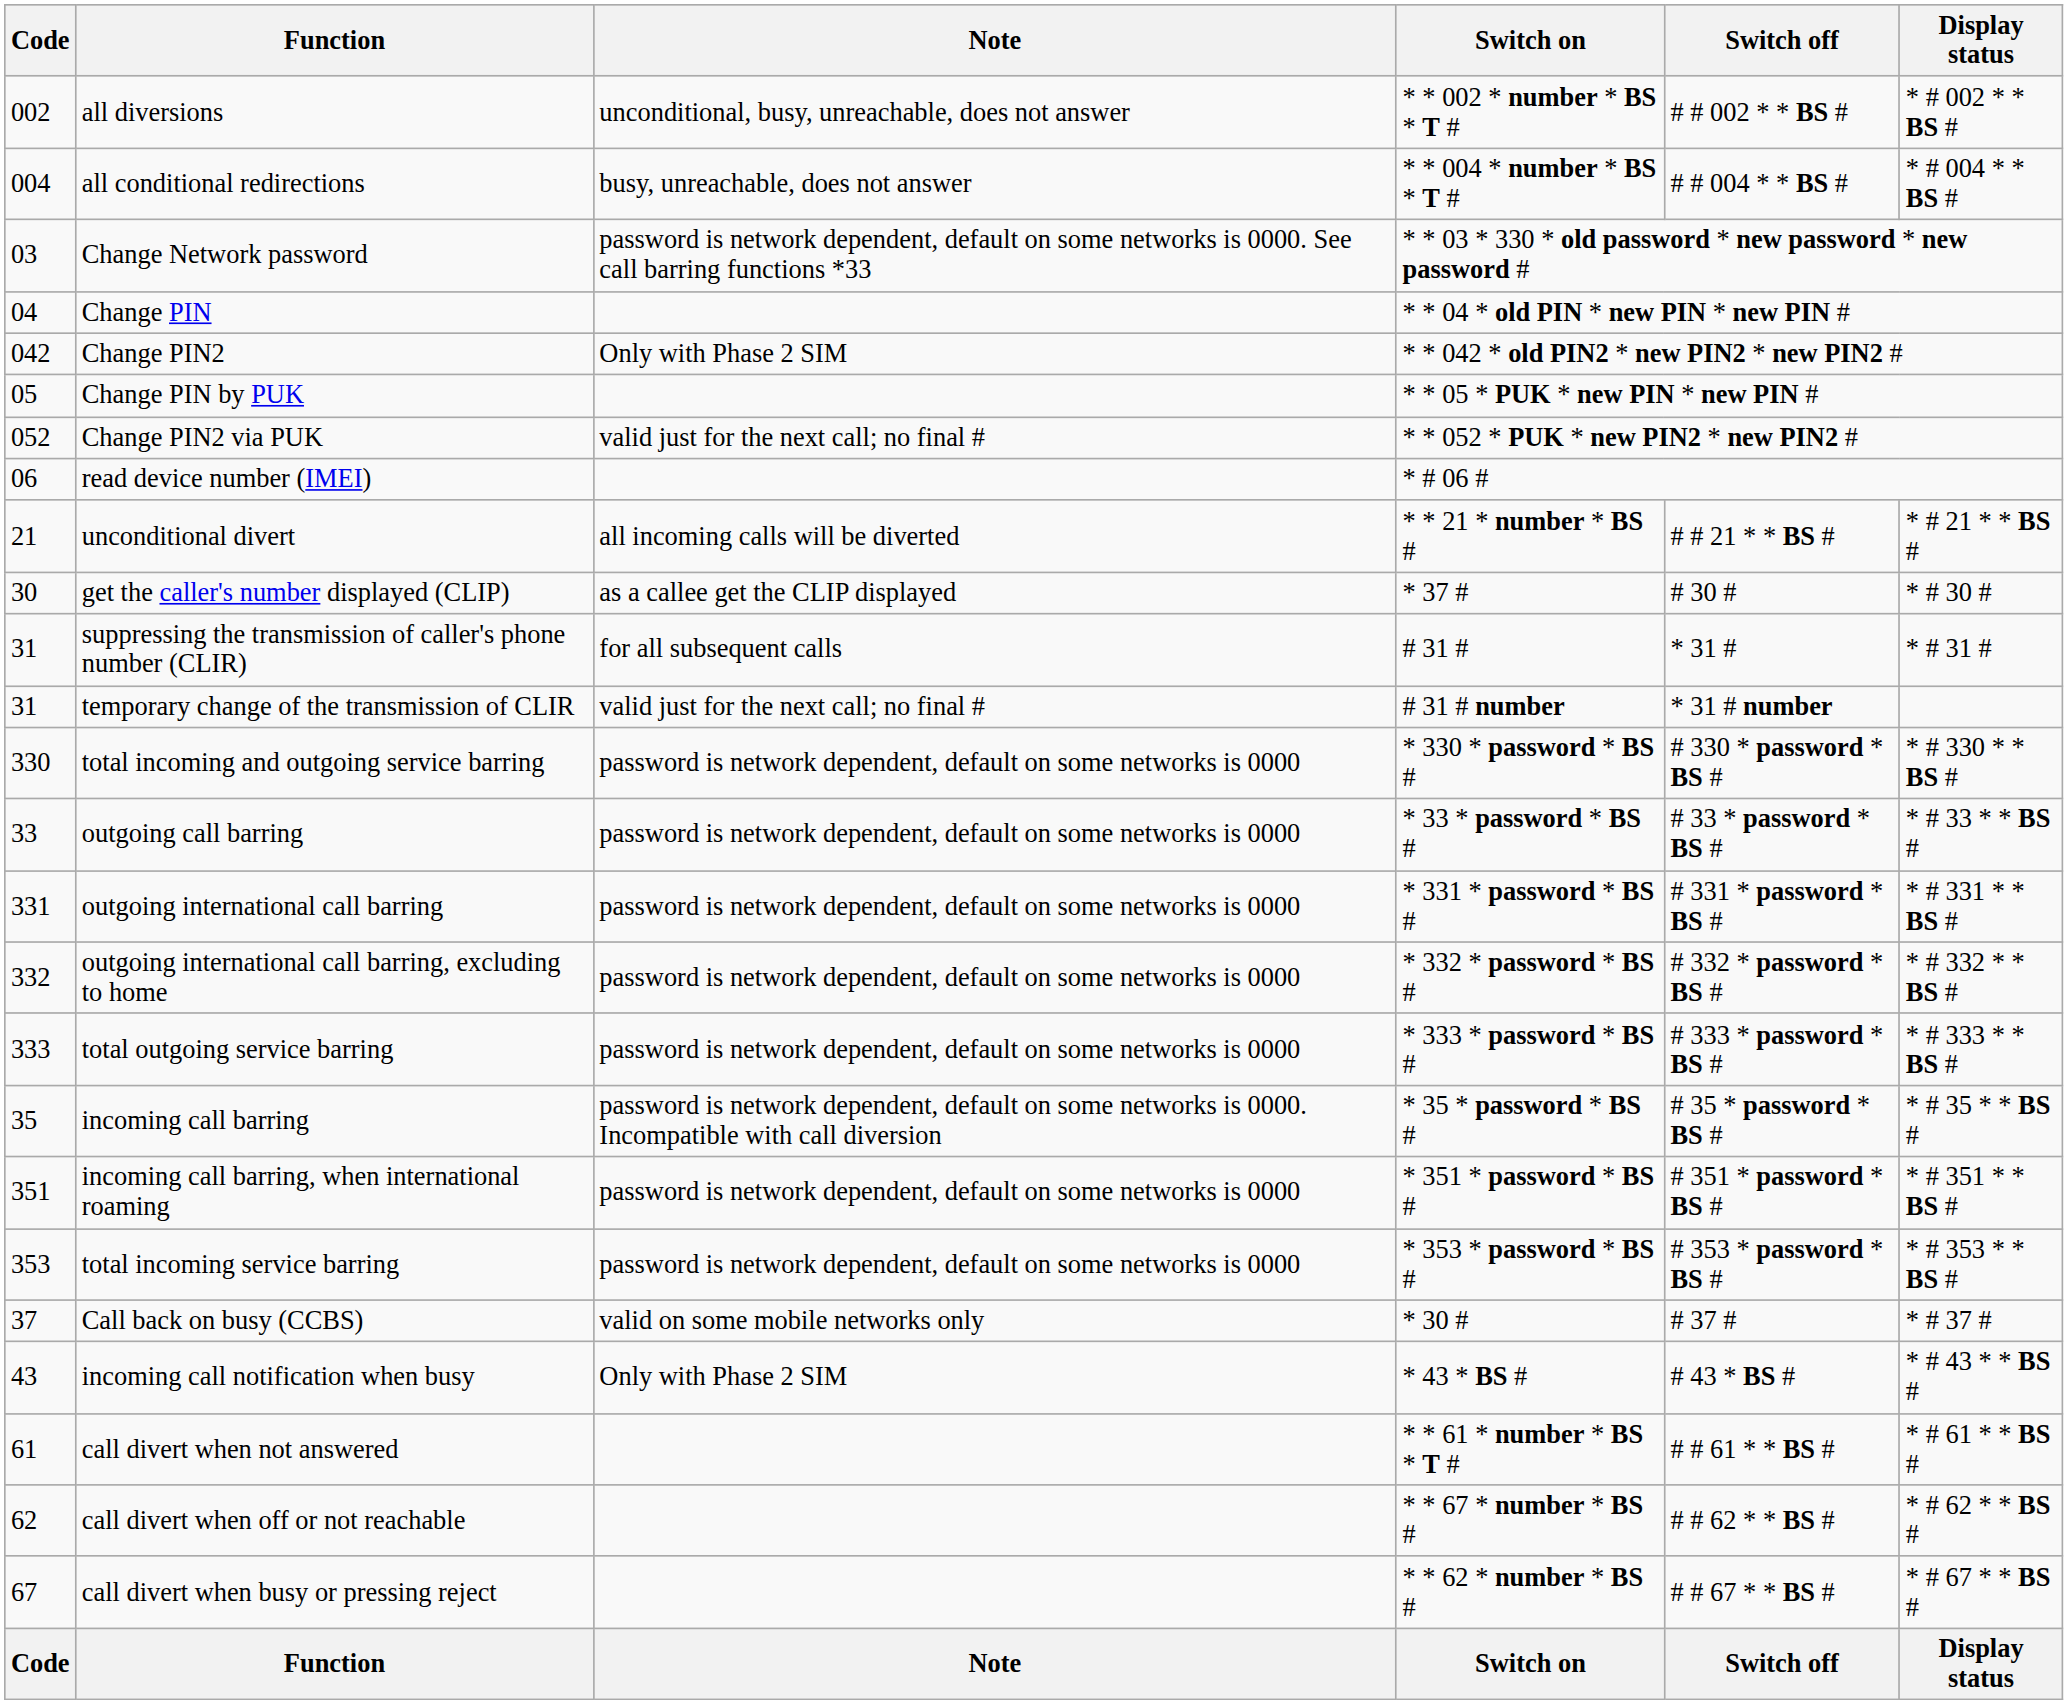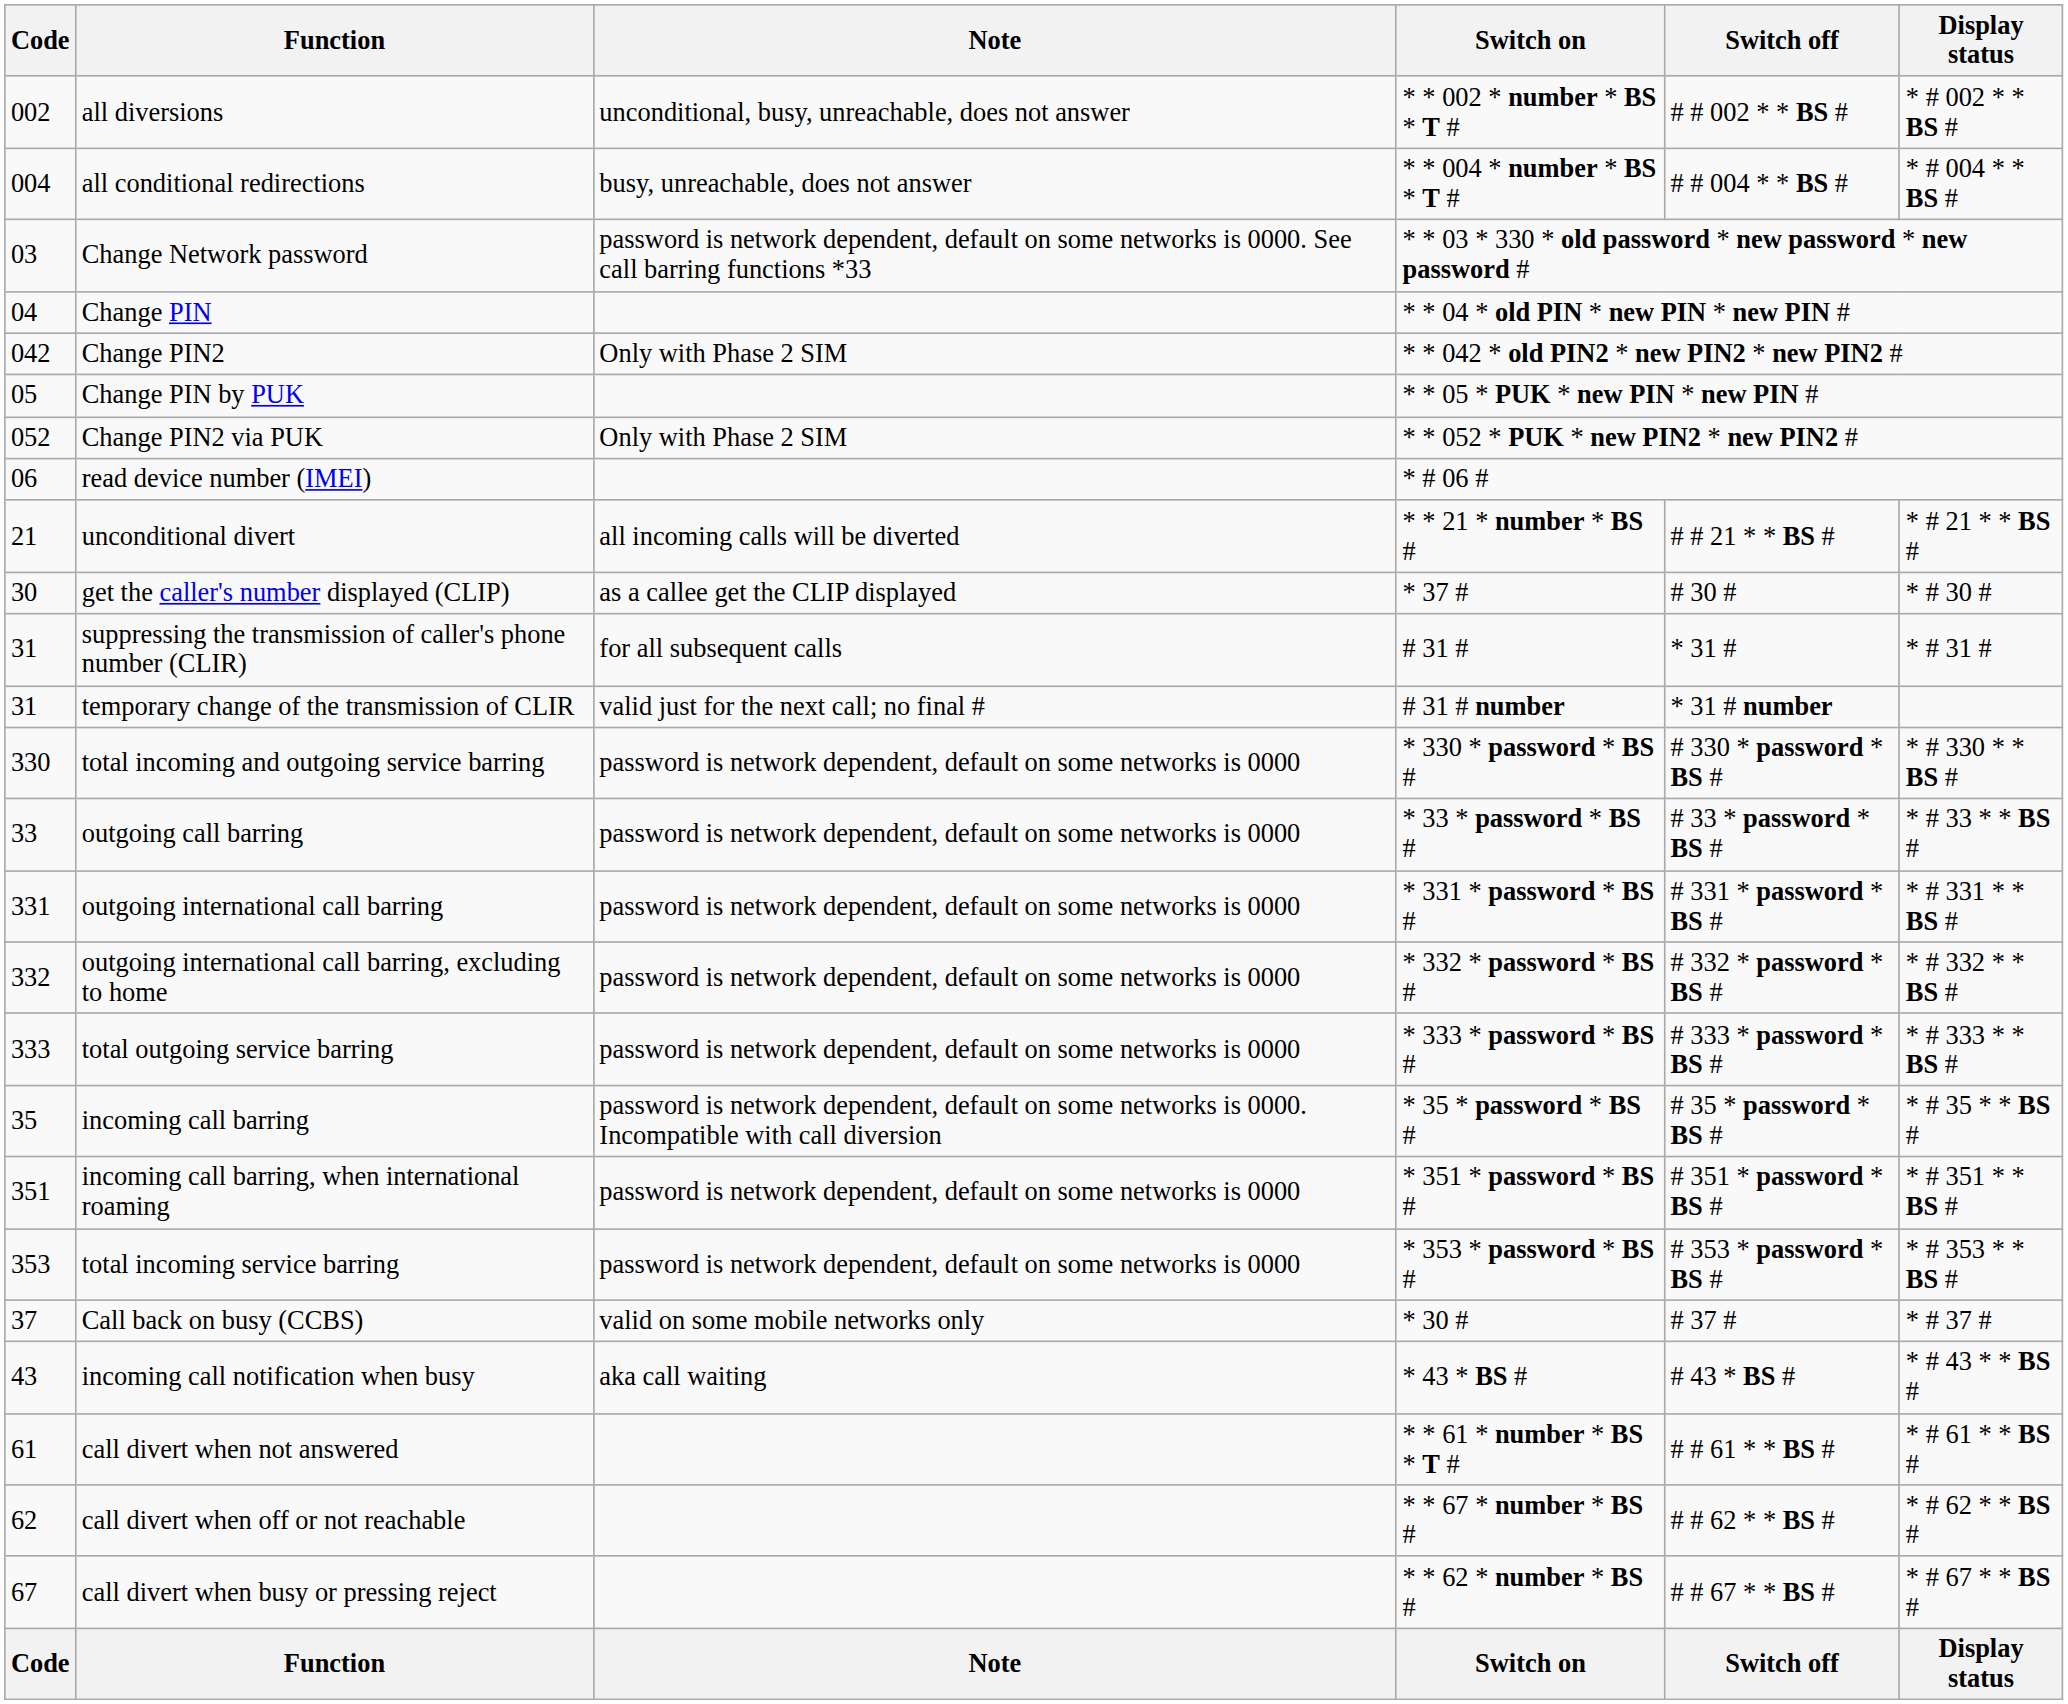(792, 437) valid just for the next call; no final # -> (723, 437) Only with Phase 2 SIM
(723, 1377) Only with Phase 2 SIM -> (683, 1377) aka call waiting
